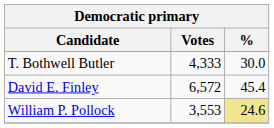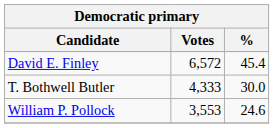rows swapped: (53, 87) <-> (61, 63)
(253, 110) khaki background -> (253, 110) no background
